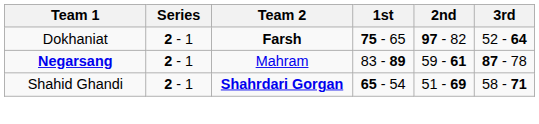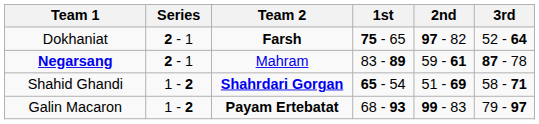(179, 84) 2 - 1 -> (179, 84) 1 - 2
+ row: (75, 107)
